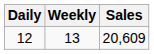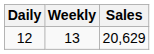(124, 37) 20,609 -> (124, 37) 20,629
